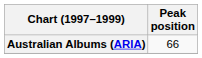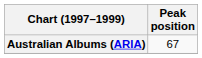(173, 44) 66 -> (173, 44) 67
